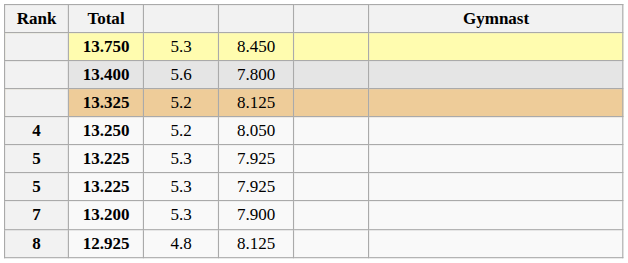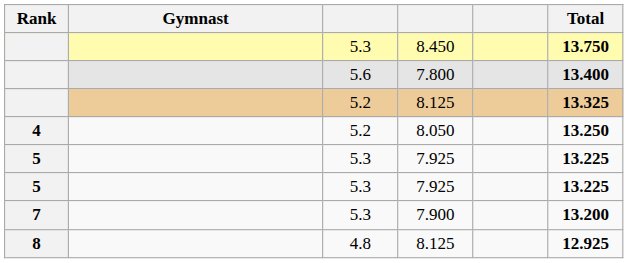columns swapped: (496, 18) <-> (106, 18)
